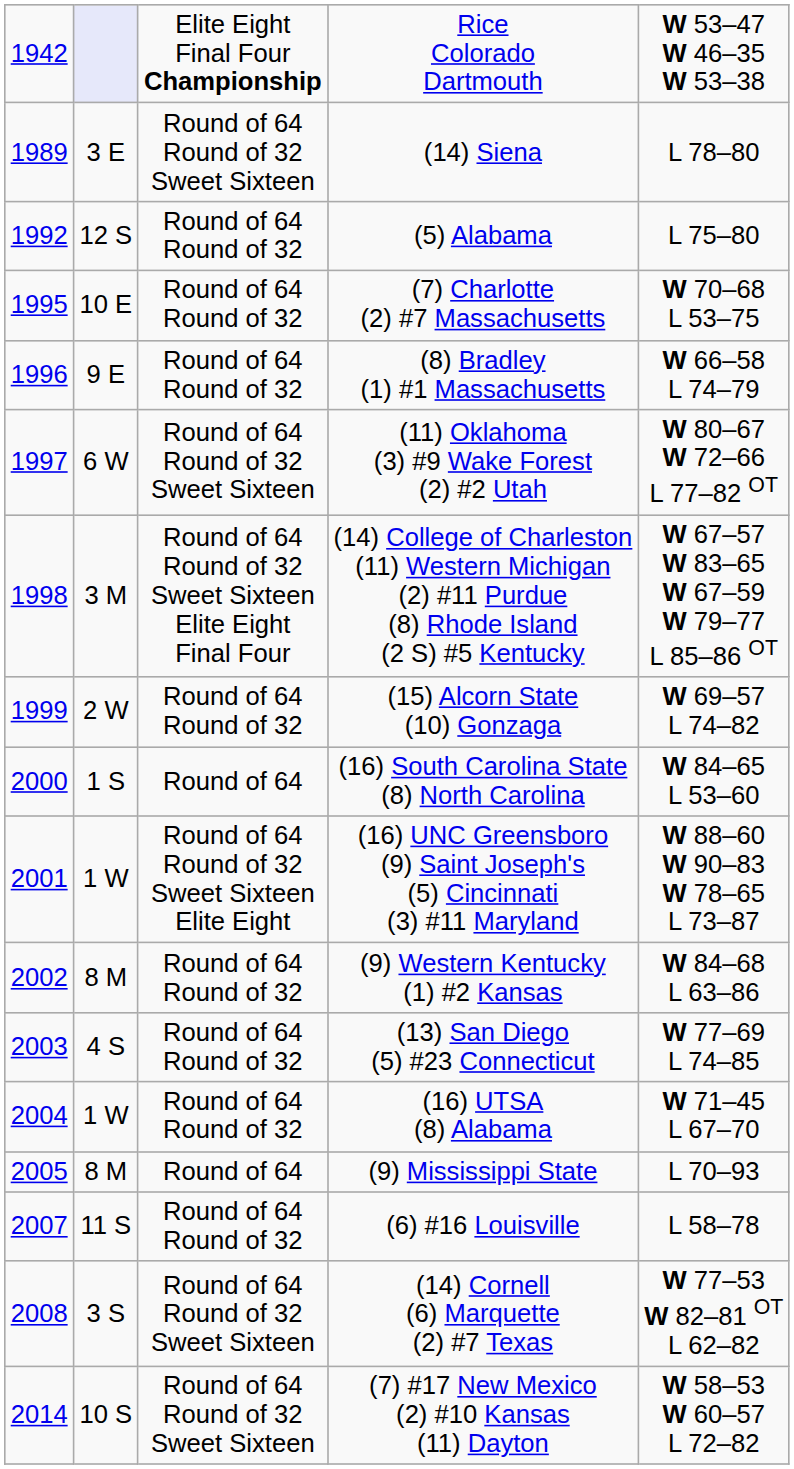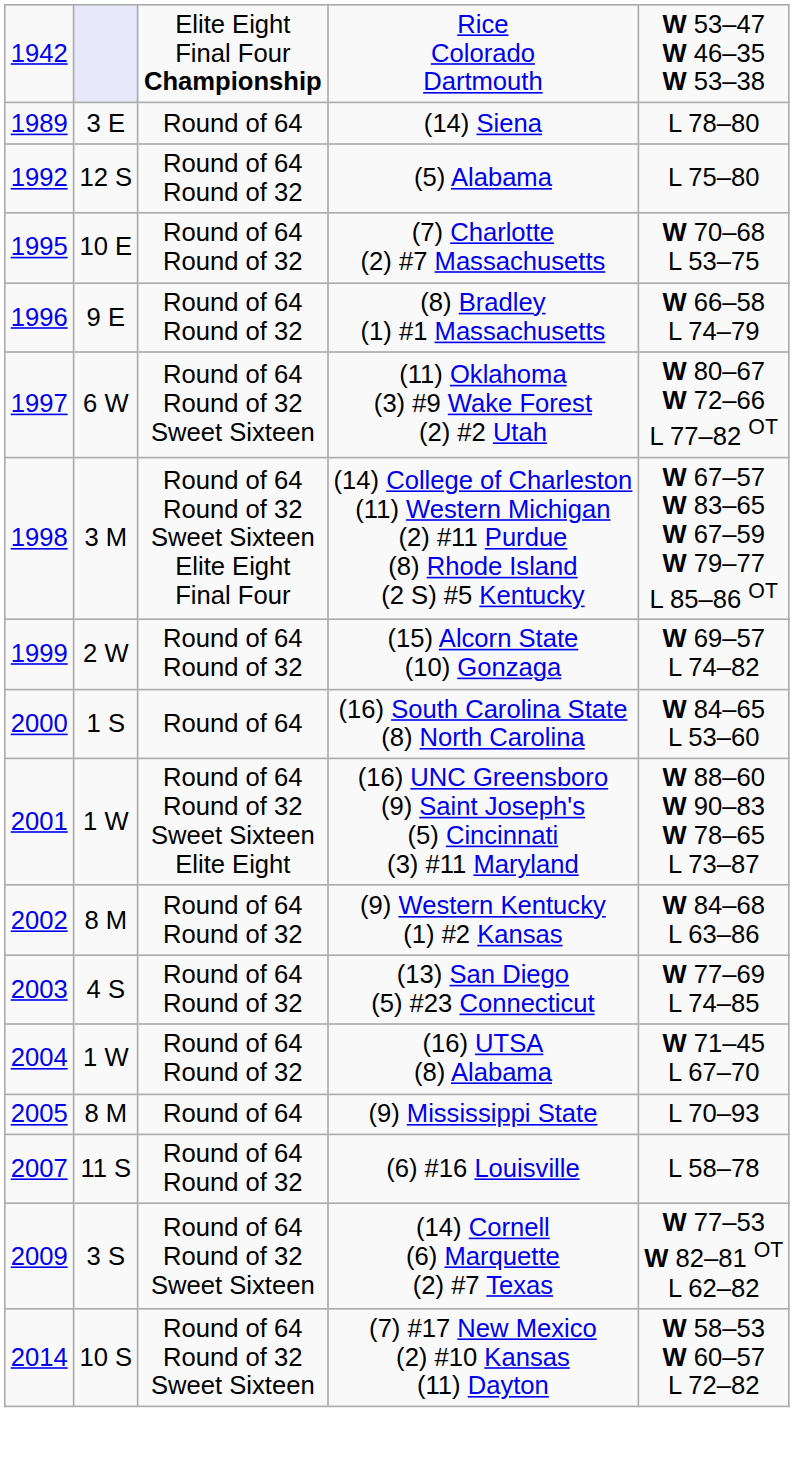(233, 151) Round of 64 Round of 32 Sweet Sixteen -> (233, 123) Round of 64
(39, 1313) 2008 -> (39, 1255) 2009
